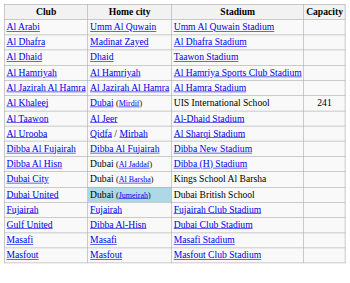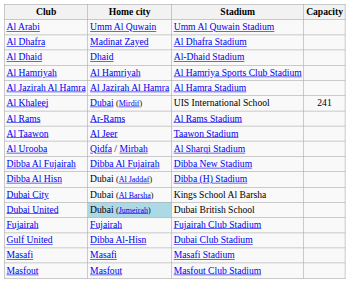(206, 57) Taawon Stadium -> (209, 57) Al-Dhaid Stadium
+ row: (23, 118)
(209, 118) Al-Dhaid Stadium -> (206, 133) Taawon Stadium
